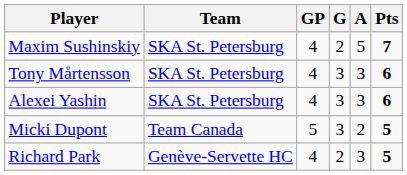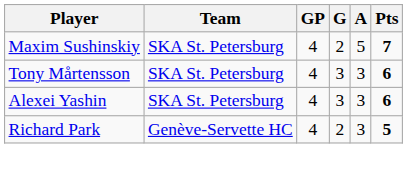- row: (58, 128)
